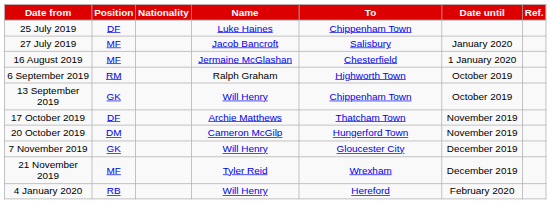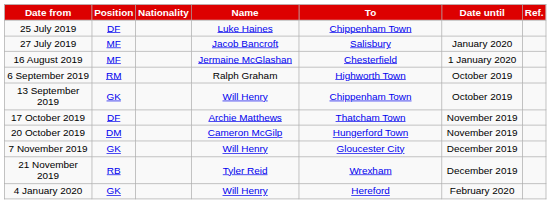(114, 170) MF -> (114, 170) RB
(114, 192) RB -> (114, 192) GK
